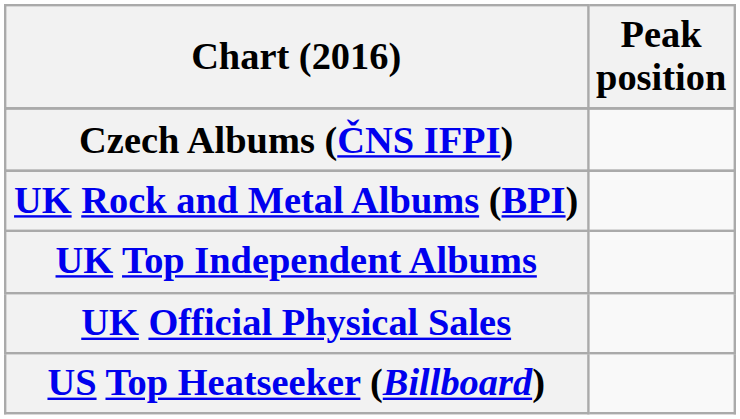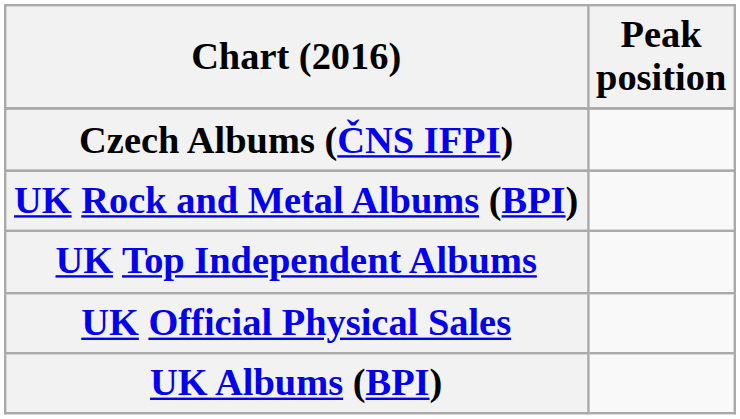+ row: (296, 382)
- row: (296, 382)
